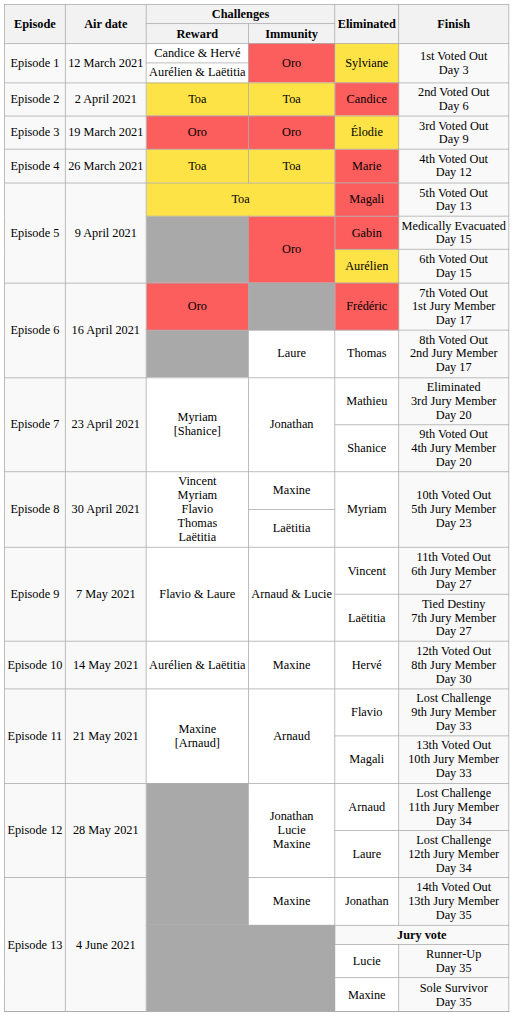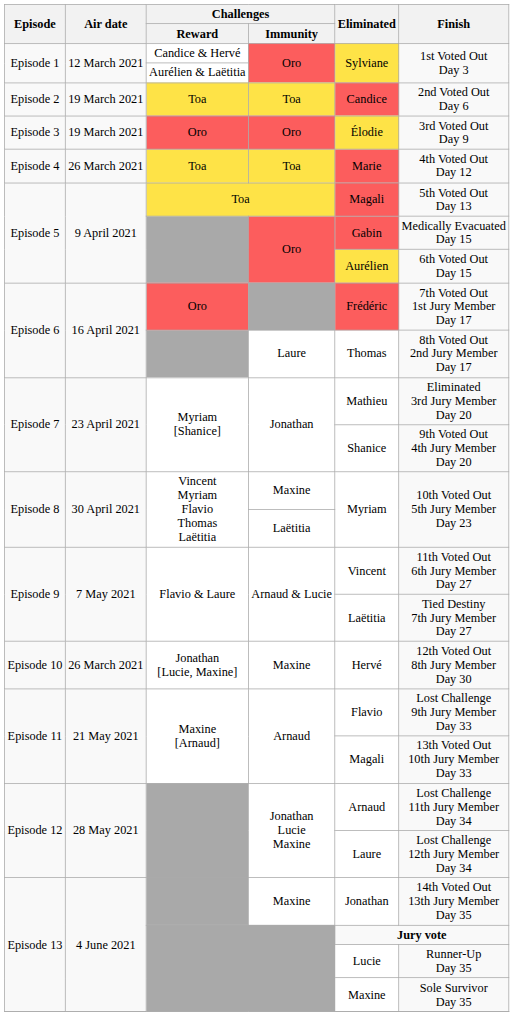(106, 99) 2 April 2021 -> (106, 99) 19 March 2021
(106, 665) 14 May 2021 -> (106, 665) 26 March 2021
(197, 665) Aurélien & Laëtitia -> (197, 665) Jonathan [Lucie, Maxine]
